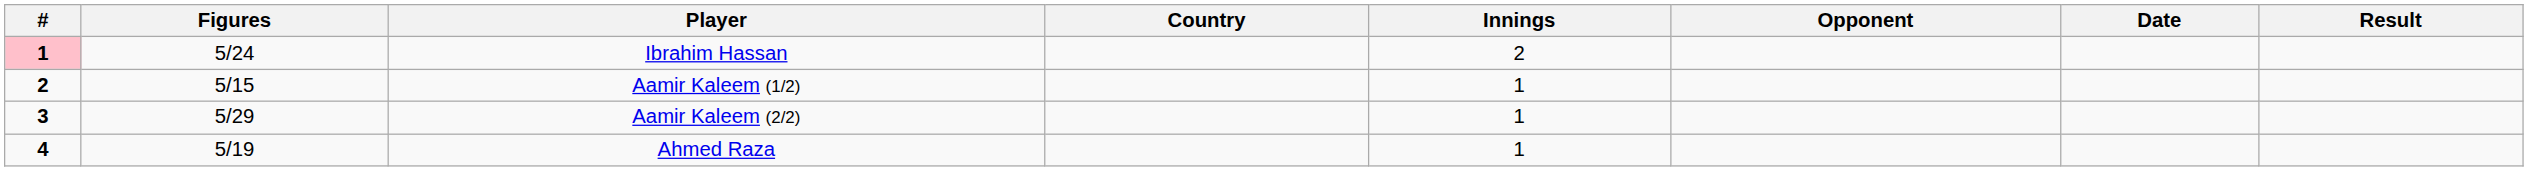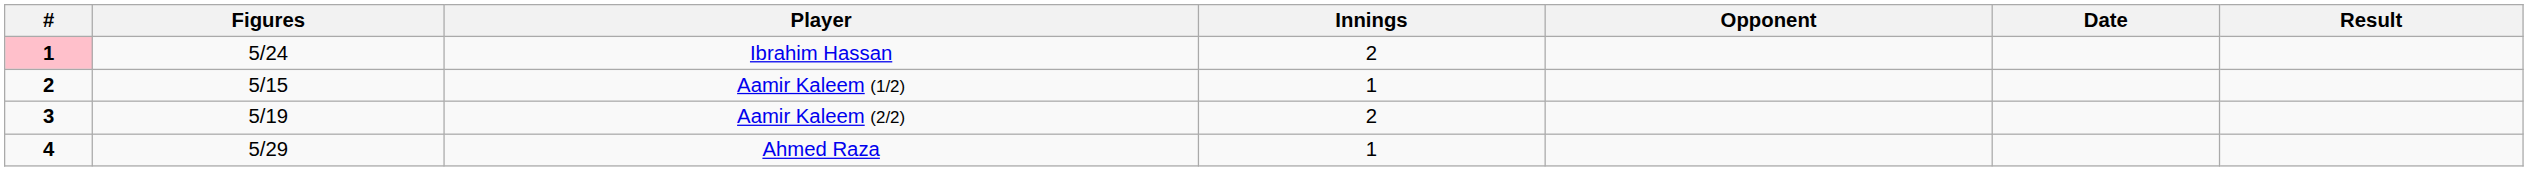- column: (1207, 20)
(234, 117) 5/29 -> (268, 117) 5/19
(1519, 117) 1 -> (1371, 117) 2
(234, 149) 5/19 -> (268, 149) 5/29
